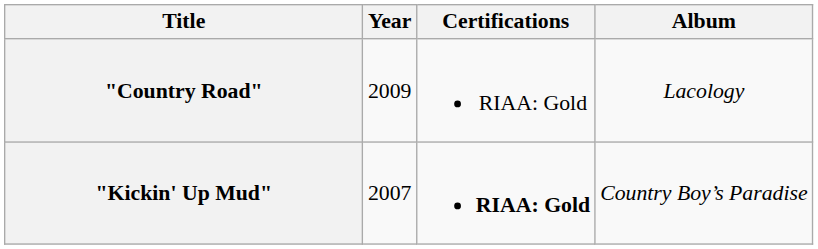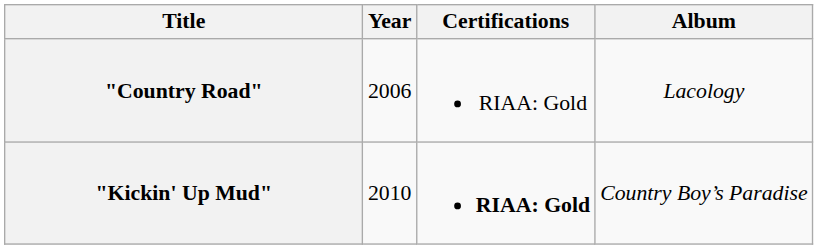(390, 90) 2009 -> (390, 90) 2006
(390, 192) 2007 -> (390, 192) 2010
